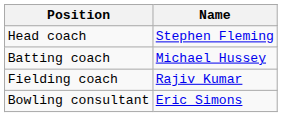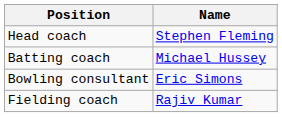rows swapped: (79, 101) <-> (63, 79)
